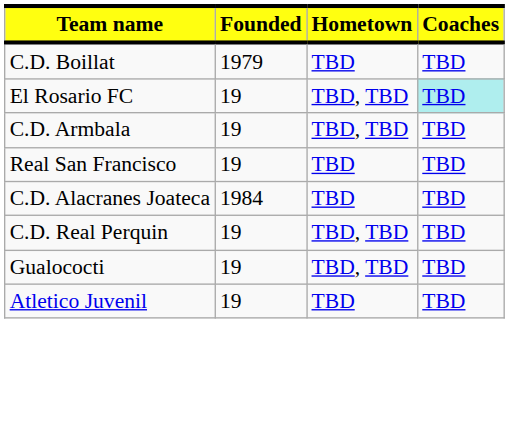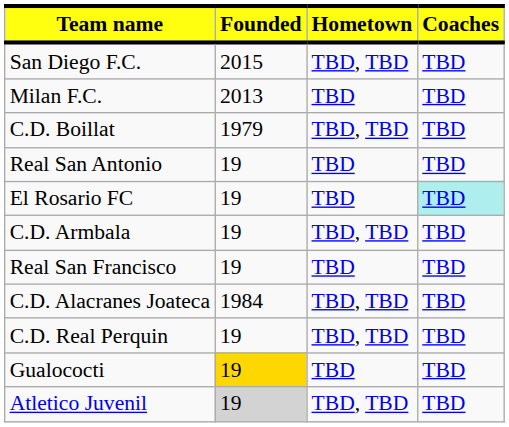+ row: (75, 61)
+ row: (56, 95)
(333, 61) TBD -> (360, 129) TBD, TBD
+ row: (86, 164)
(360, 95) TBD, TBD -> (333, 198) TBD
(333, 198) TBD -> (360, 301) TBD, TBD
(231, 266) no background -> (231, 369) gold background
(360, 266) TBD, TBD -> (333, 369) TBD
(231, 301) no background -> (231, 403) lightgrey background
(333, 301) TBD -> (360, 403) TBD, TBD
